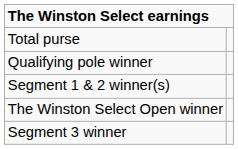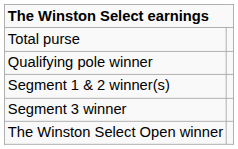rows swapped: (67, 132) <-> (115, 109)
